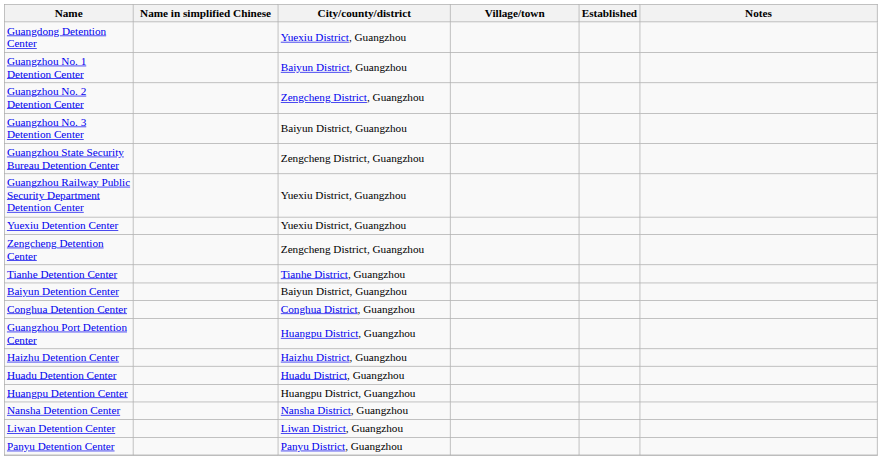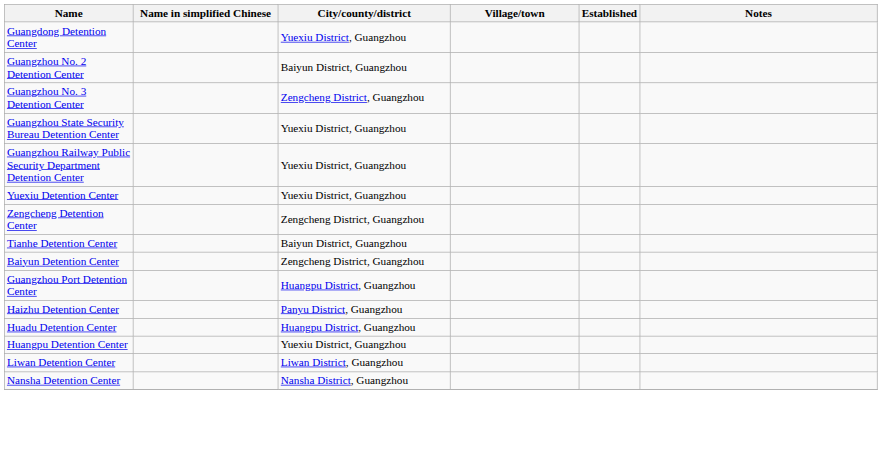- row: (47, 67)
(352, 98) Zengcheng District, Guangzhou -> (344, 67) Baiyun District, Guangzhou
(344, 128) Baiyun District, Guangzhou -> (352, 98) Zengcheng District, Guangzhou
(352, 158) Zengcheng District, Guangzhou -> (343, 128) Yuexiu District, Guangzhou
(343, 274) Tianhe District, Guangzhou -> (344, 243) Baiyun District, Guangzhou
(344, 291) Baiyun District, Guangzhou -> (352, 261) Zengcheng District, Guangzhou
- row: (67, 309)
(344, 357) Haizhu District, Guangzhou -> (342, 309) Panyu District, Guangzhou
(343, 375) Huadu District, Guangzhou -> (348, 327) Huangpu District, Guangzhou
(348, 393) Huangpu District, Guangzhou -> (343, 345) Yuexiu District, Guangzhou
rows swapped: (61, 428) <-> (64, 410)
- row: (61, 446)
